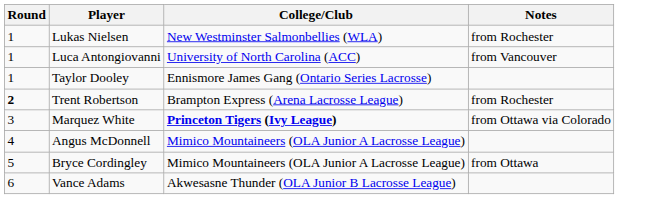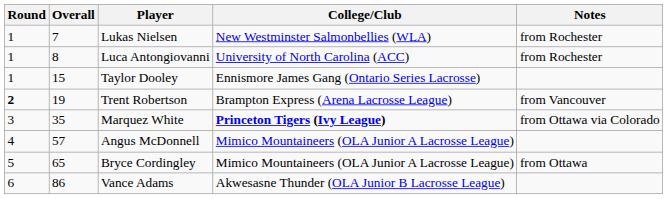+ column: (73, 15)
(514, 57) from Vancouver -> (561, 57) from Rochester
(512, 99) from Rochester -> (563, 99) from Vancouver
